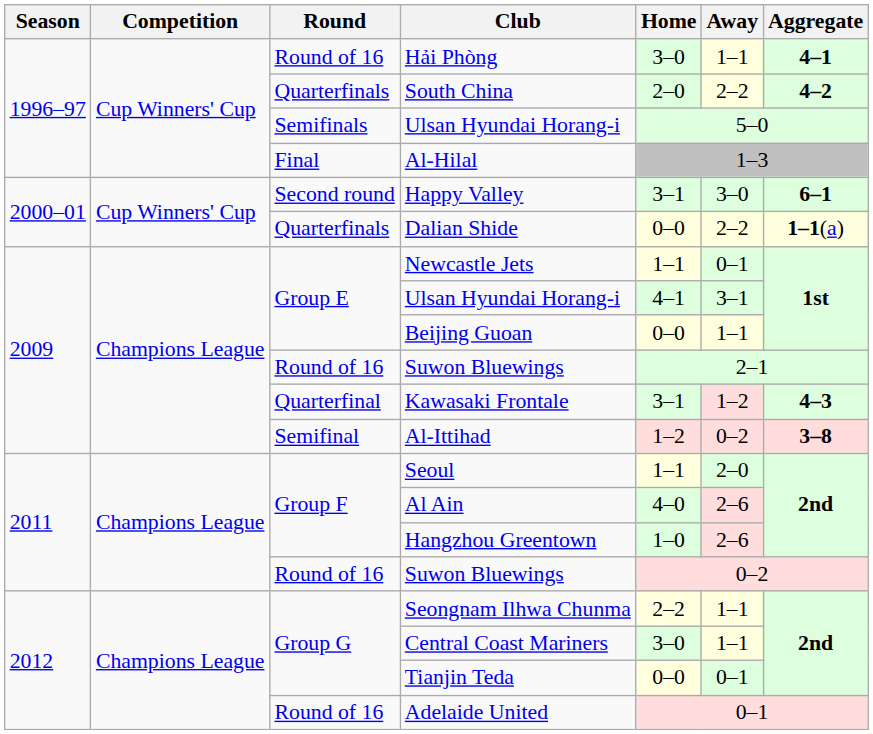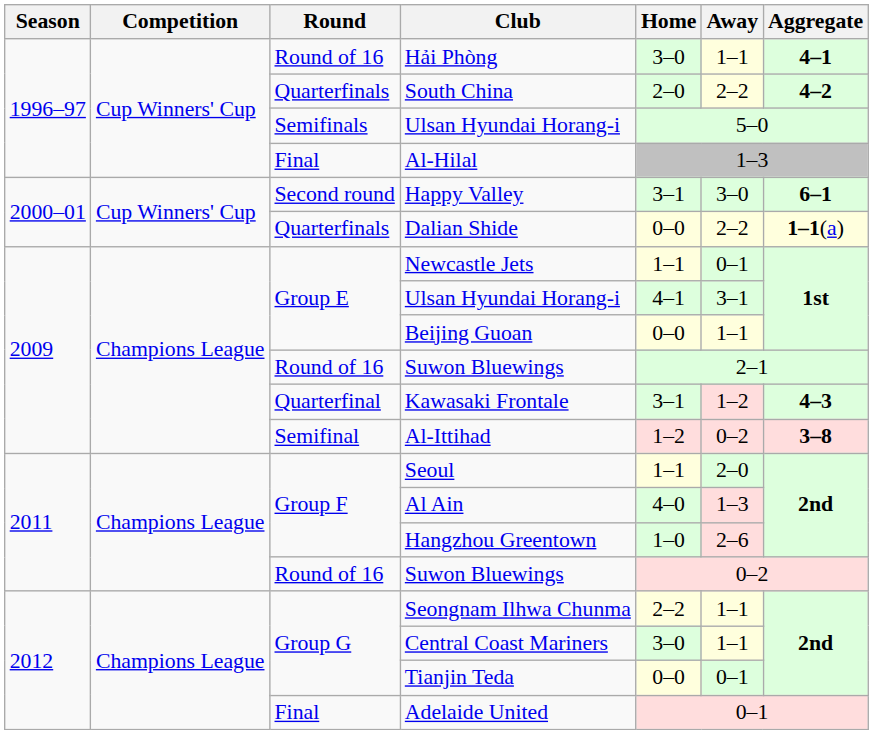(732, 504) 2–6 -> (732, 504) 1–3
(329, 711) Round of 16 -> (297, 711) Final
